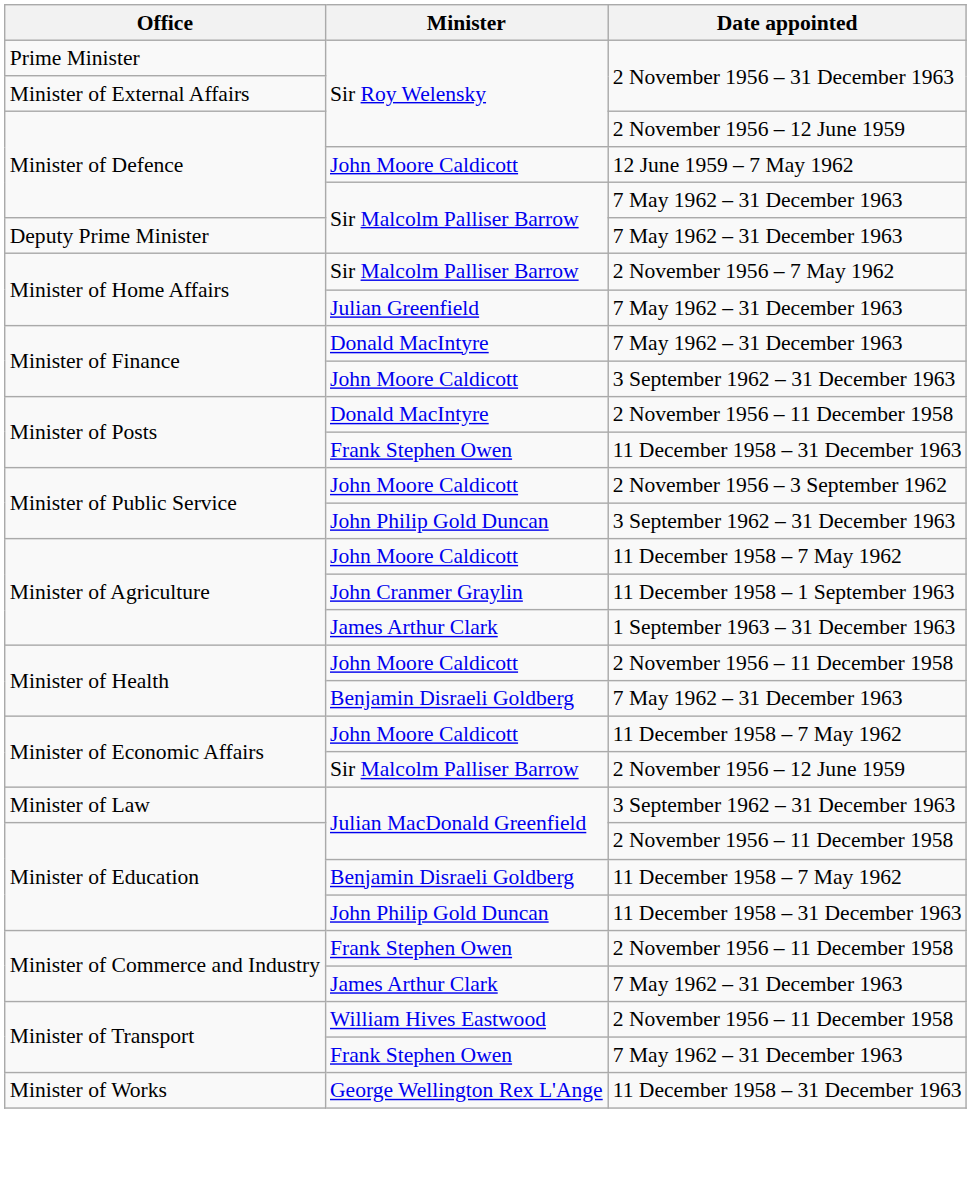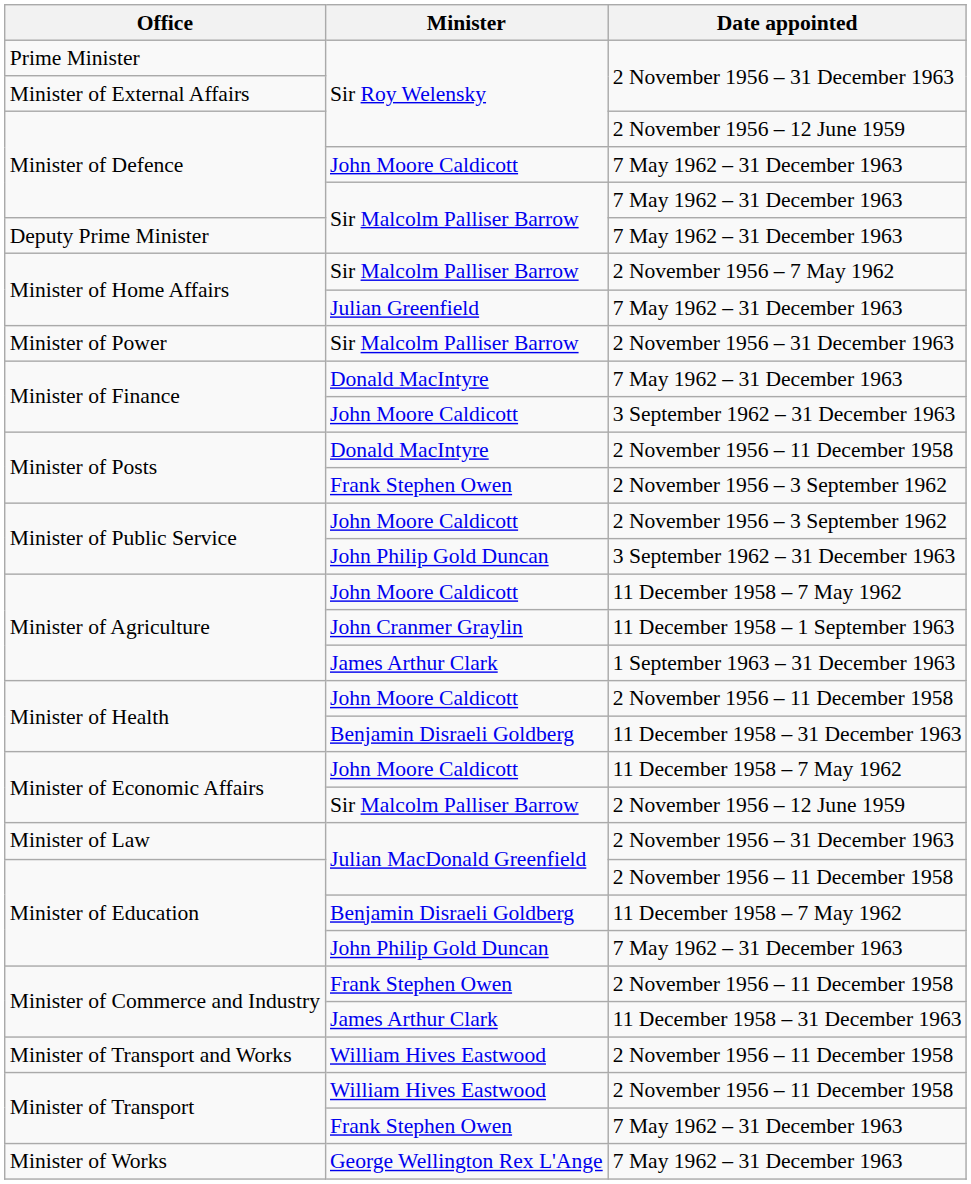(733, 164) 12 June 1959 – 7 May 1962 -> (758, 164) 7 May 1962 – 31 December 1963
+ row: (88, 342)
(787, 449) 11 December 1958 – 31 December 1963 -> (780, 485) 2 November 1956 – 3 September 1962
(758, 698) 7 May 1962 – 31 December 1963 -> (787, 734) 11 December 1958 – 31 December 1963
(784, 805) 3 September 1962 – 31 December 1963 -> (783, 841) 2 November 1956 – 31 December 1963
(787, 912) 11 December 1958 – 31 December 1963 -> (758, 947) 7 May 1962 – 31 December 1963
(758, 983) 7 May 1962 – 31 December 1963 -> (787, 1018) 11 December 1958 – 31 December 1963
+ row: (151, 1054)
(787, 1090) 11 December 1958 – 31 December 1963 -> (758, 1161) 7 May 1962 – 31 December 1963
